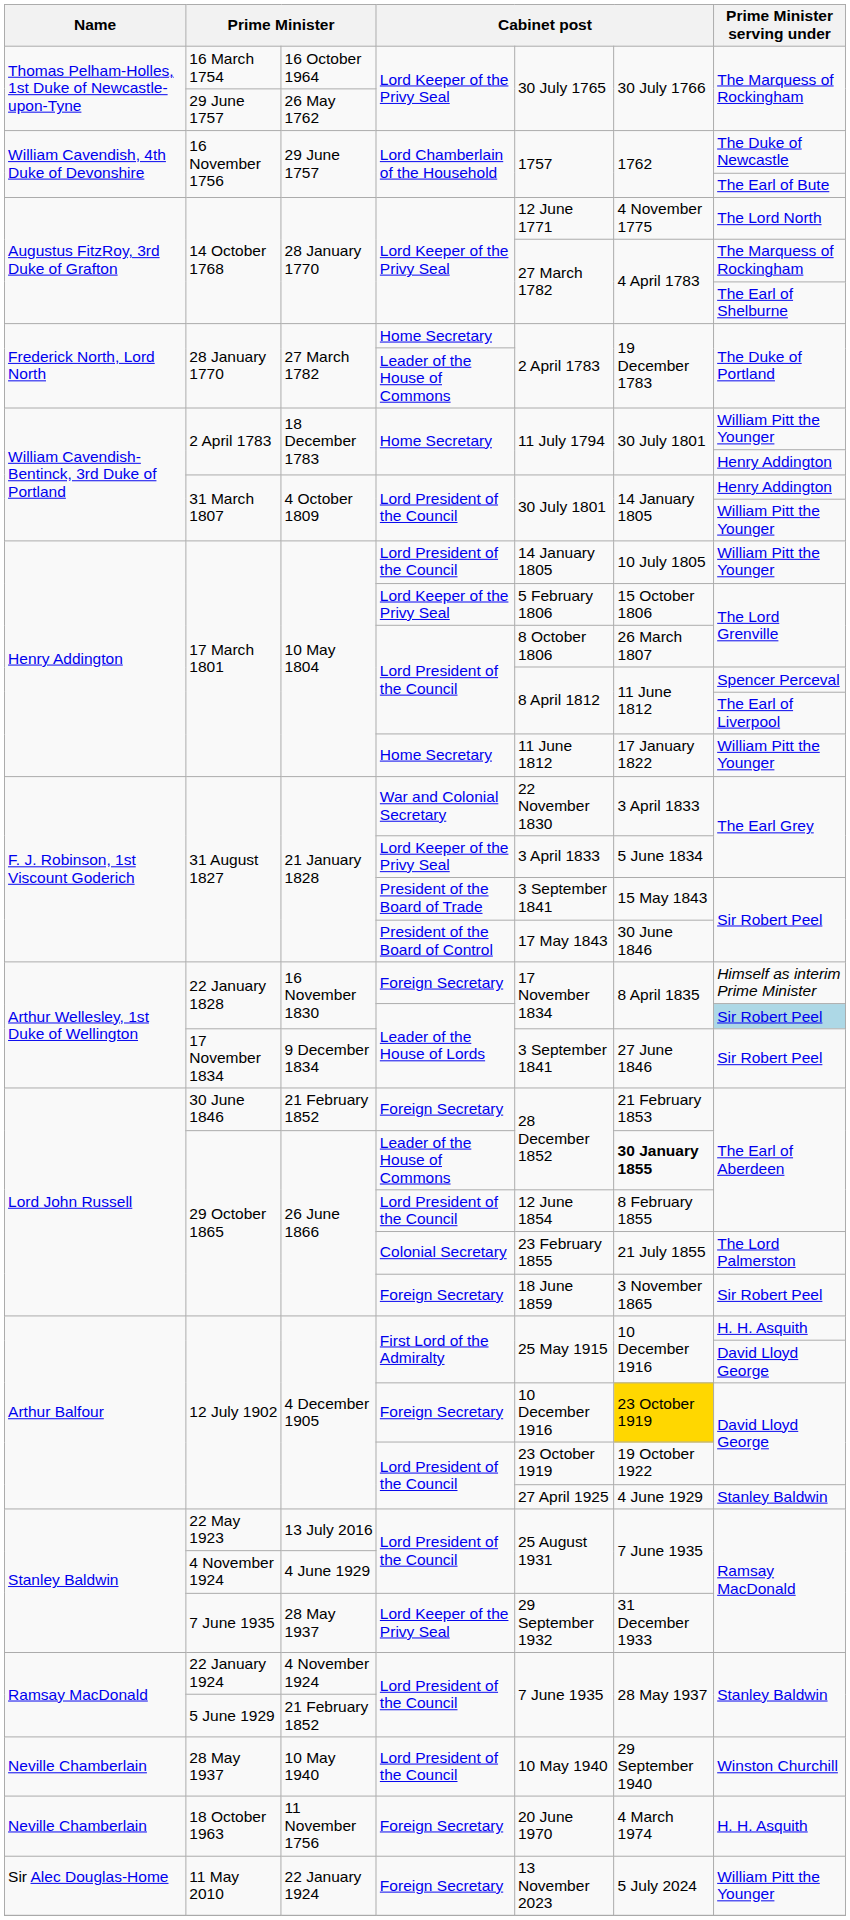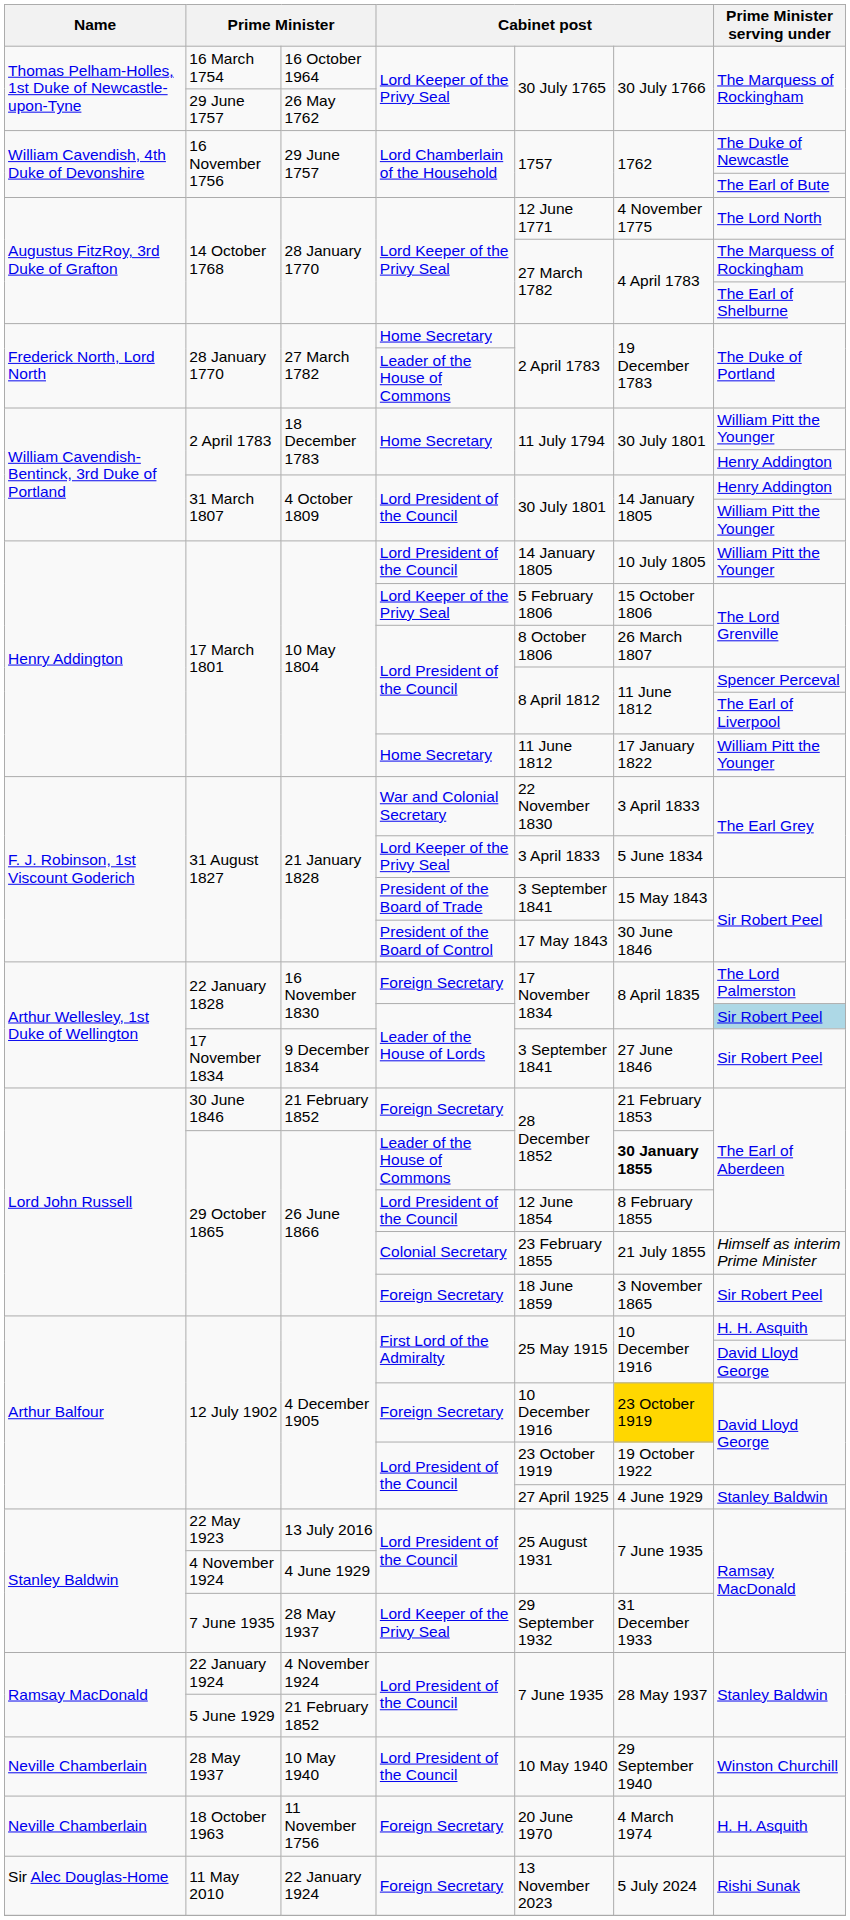(779, 982) Himself as interim Prime Minister -> (756, 982) The Lord Palmerston
(756, 1252) The Lord Palmerston -> (779, 1252) Himself as interim Prime Minister
(768, 1885) William Pitt the Younger -> (759, 1885) Rishi Sunak
